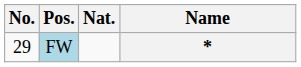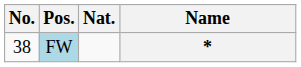(22, 47) 29 -> (22, 47) 38
